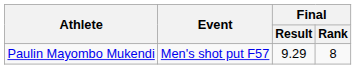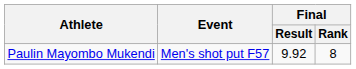(294, 54) 9.29 -> (294, 54) 9.92
